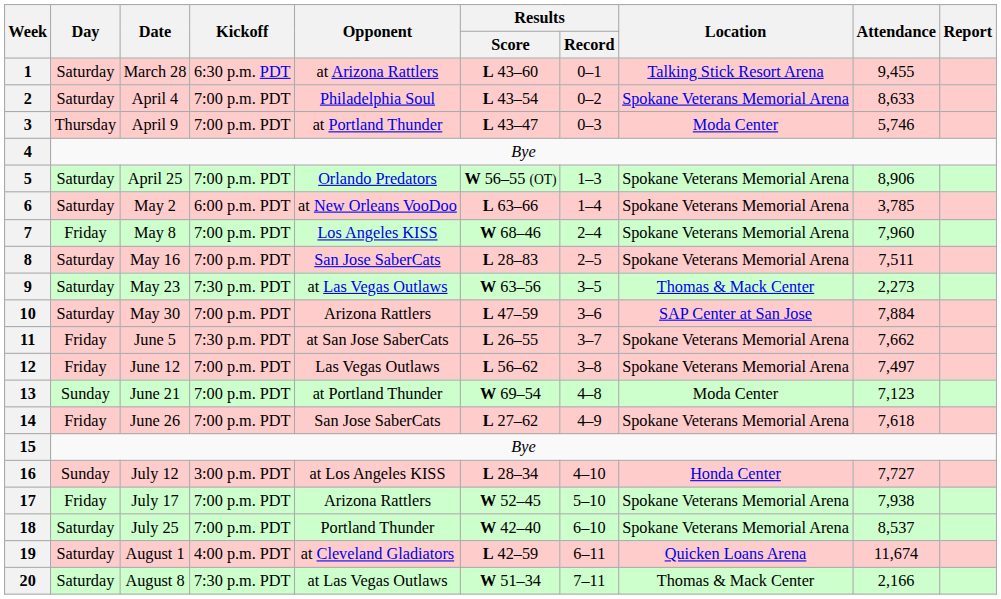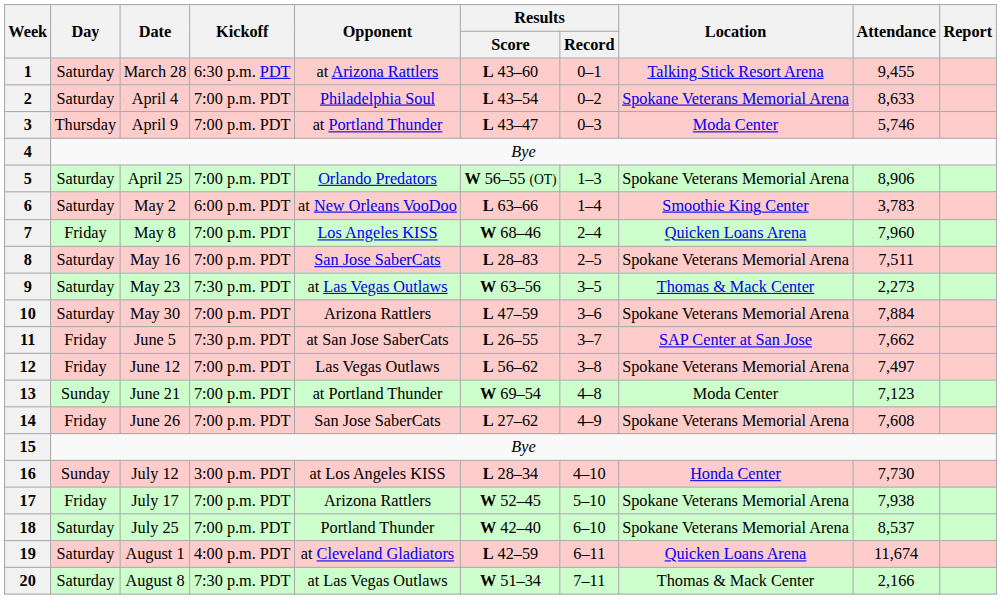(736, 205) Spokane Veterans Memorial Arena -> (735, 205) Smoothie King Center
(896, 205) 3,785 -> (896, 205) 3,783
(736, 232) Spokane Veterans Memorial Arena -> (735, 232) Quicken Loans Arena
(735, 313) SAP Center at San Jose -> (736, 313) Spokane Veterans Memorial Arena
(736, 339) Spokane Veterans Memorial Arena -> (735, 339) SAP Center at San Jose
(896, 420) 7,618 -> (896, 420) 7,608
(896, 473) 7,727 -> (896, 473) 7,730
